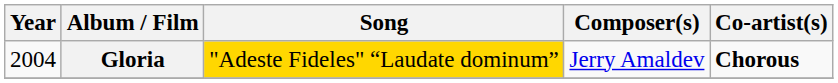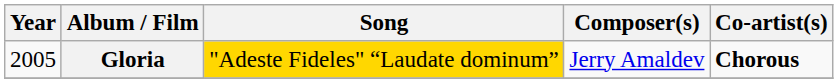(33, 59) 2004 -> (33, 59) 2005
